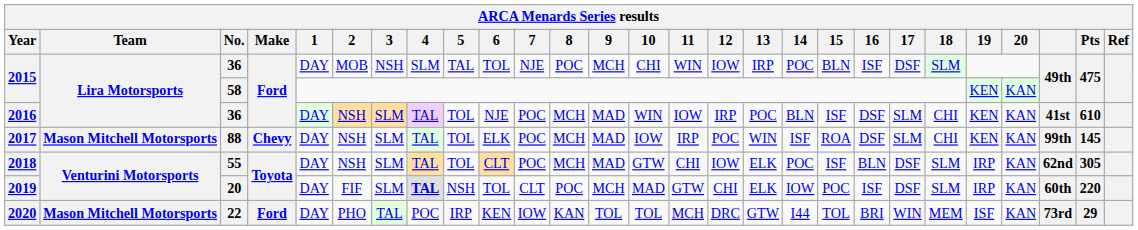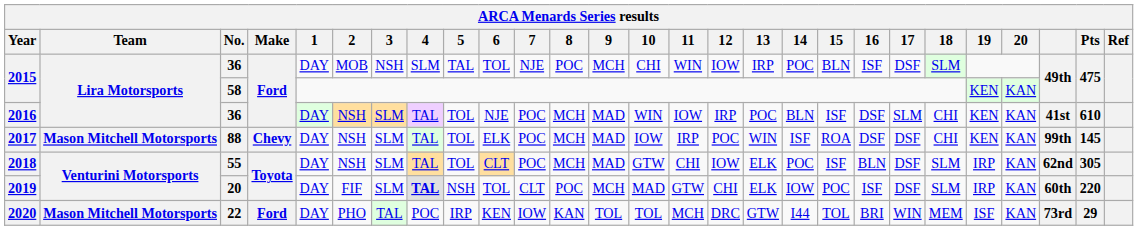(907, 139) SLM -> (907, 139) DSF
